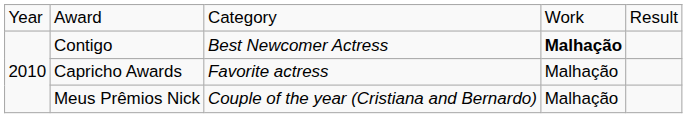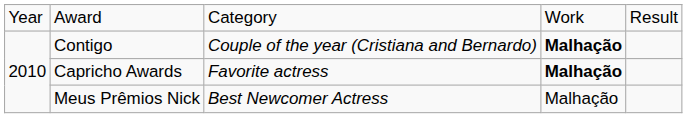(298, 44) Best Newcomer Actress -> (372, 44) Couple of the year (Cristiana and Bernardo)
(581, 71) normal -> (583, 71) bold
(372, 98) Couple of the year (Cristiana and Bernardo) -> (298, 98) Best Newcomer Actress
